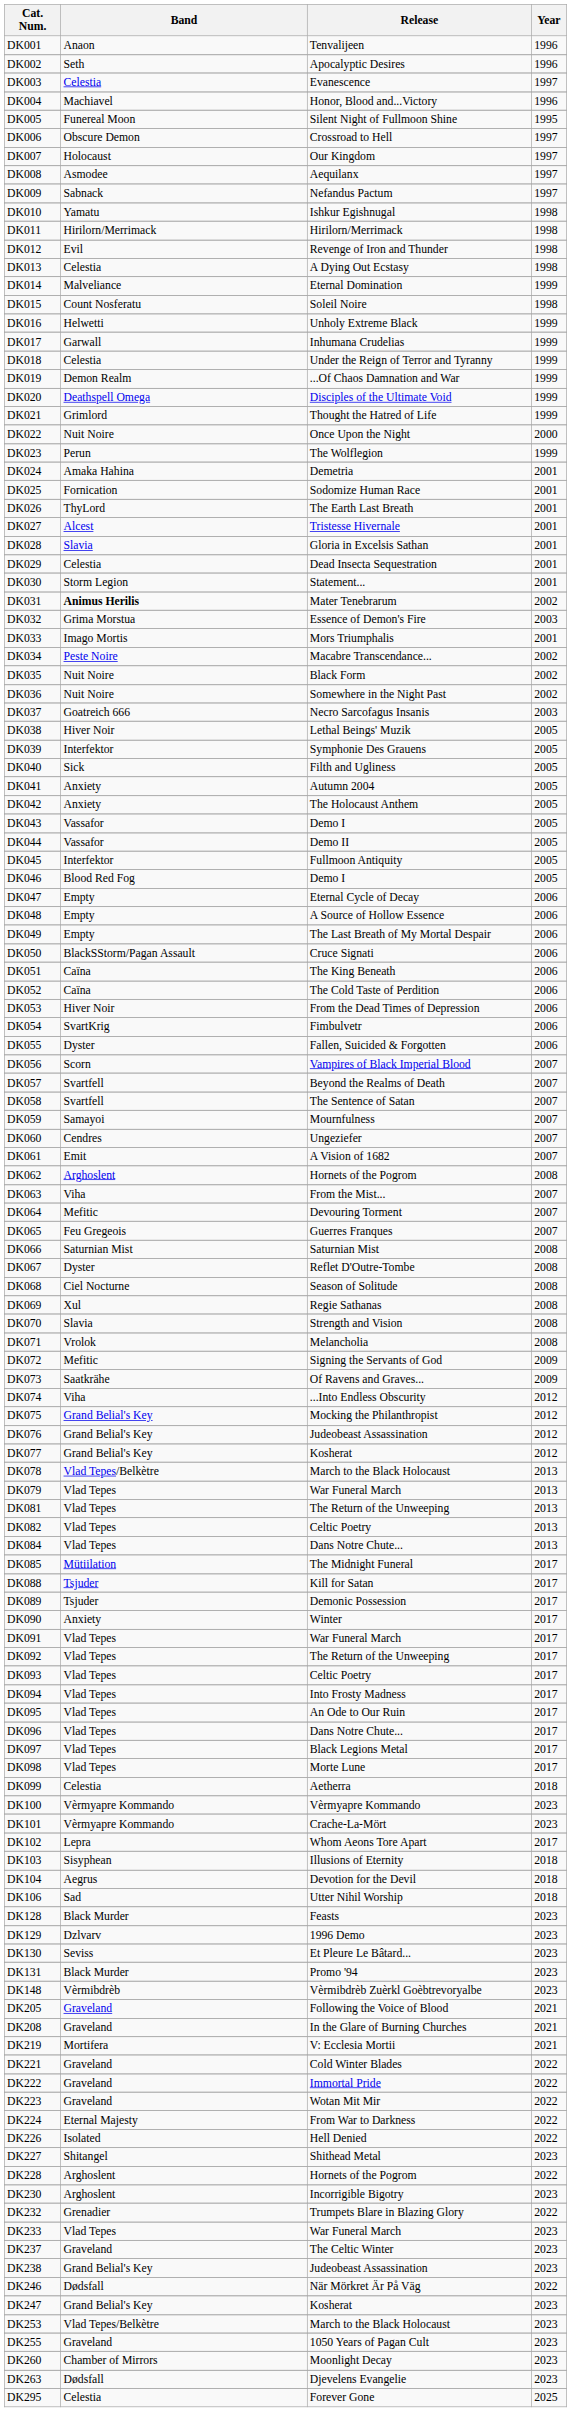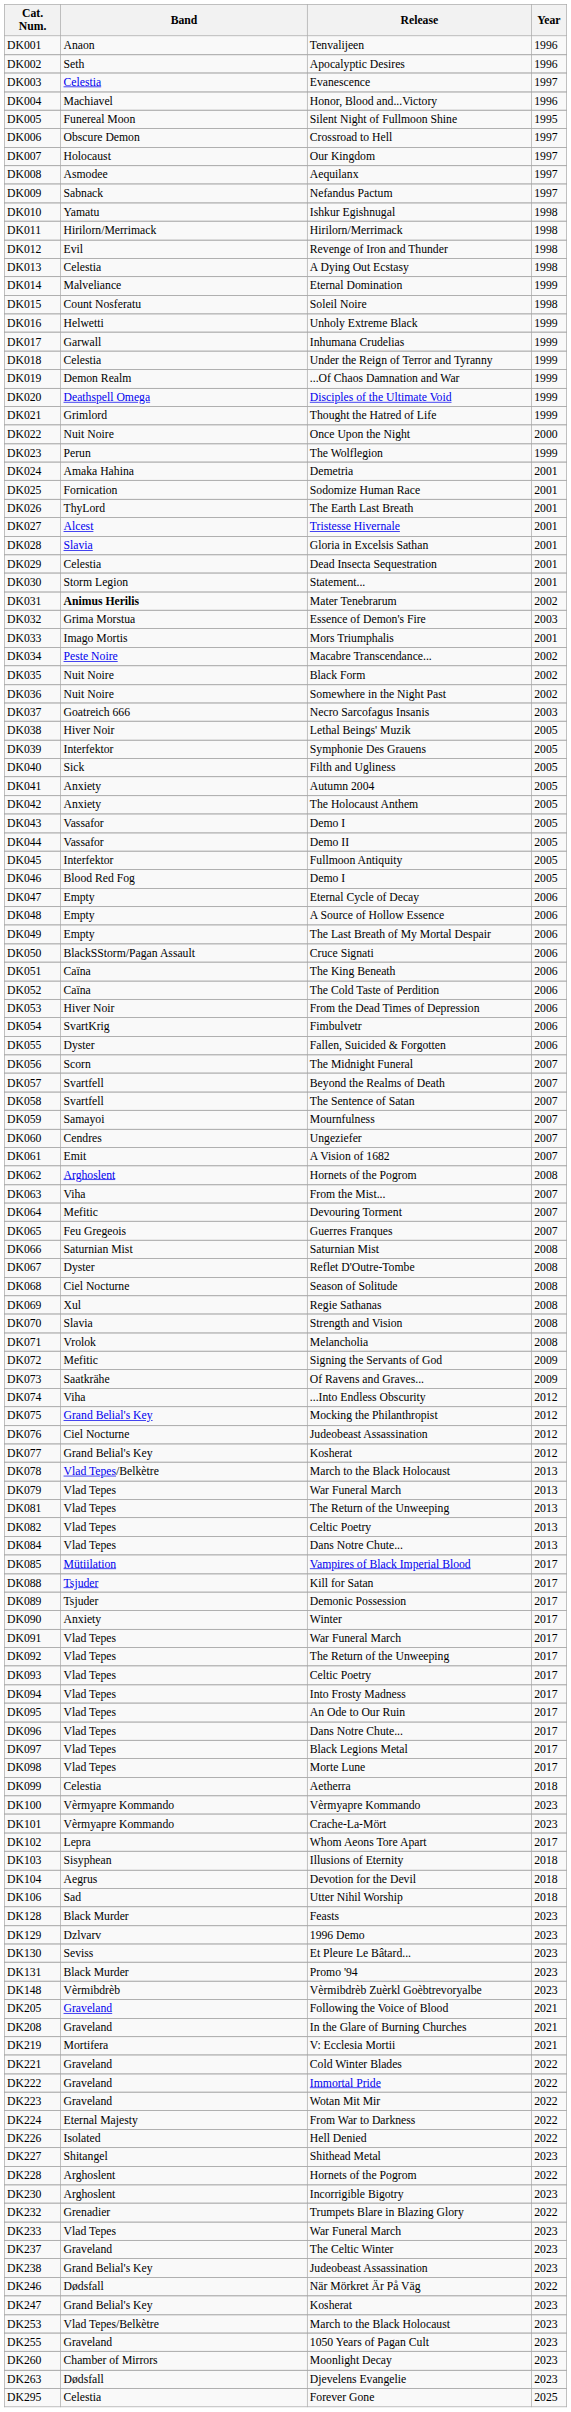(390, 1064) Vampires of Black Imperial Blood -> (361, 1064) The Midnight Funeral
(108, 1434) Grand Belial's Key -> (96, 1434) Ciel Nocturne
(361, 1564) The Midnight Funeral -> (390, 1564) Vampires of Black Imperial Blood
